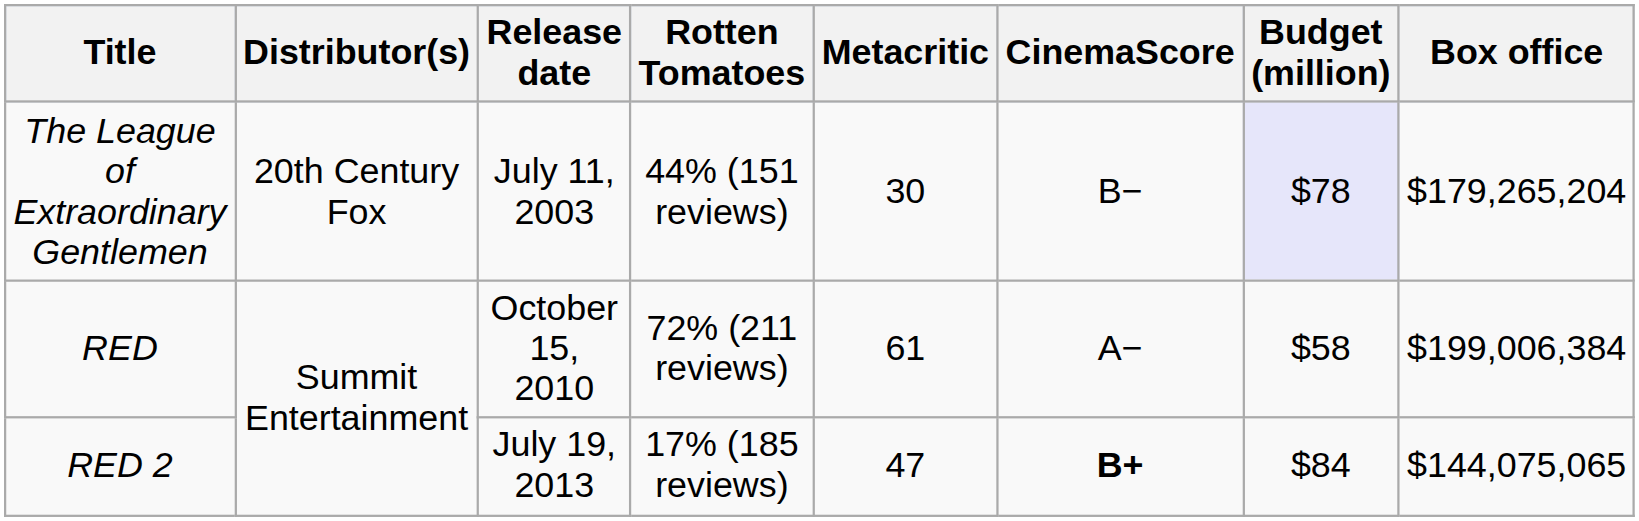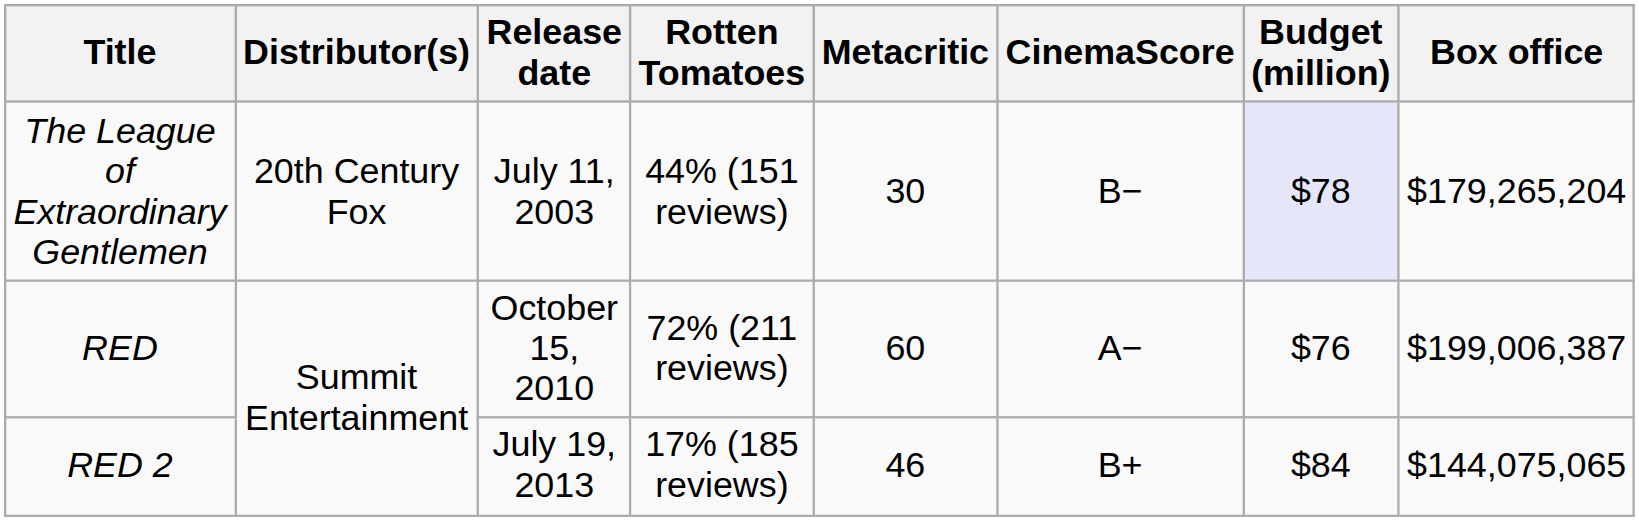(905, 348) 61 -> (905, 348) 60
(1321, 348) $58 -> (1321, 348) $76
(1517, 348) $199,006,384 -> (1517, 348) $199,006,387
(905, 465) 47 -> (905, 465) 46
(1120, 465) bold -> (1120, 465) normal
